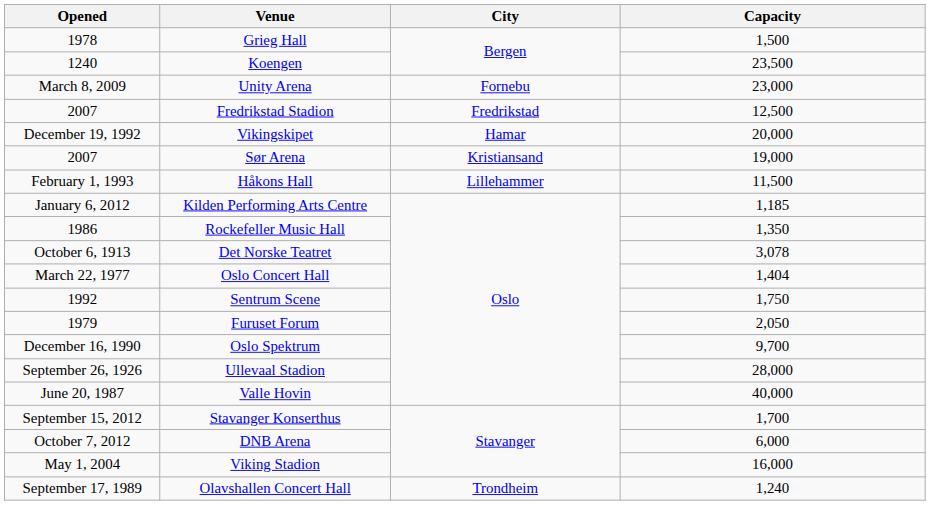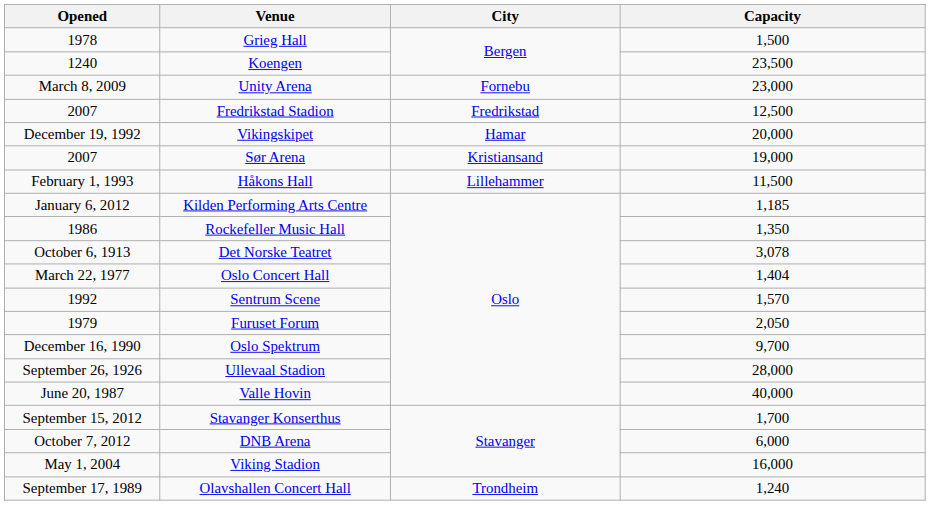(772, 299) 1,750 -> (772, 299) 1,570
